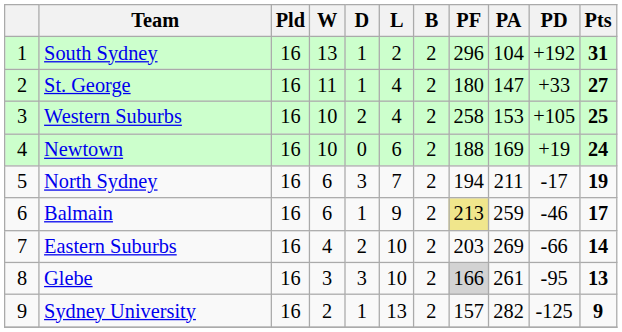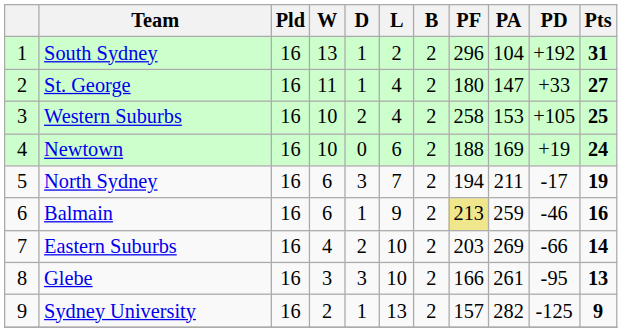(598, 213) 17 -> (598, 213) 16
(469, 278) lightgrey background -> (469, 278) no background
